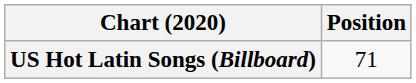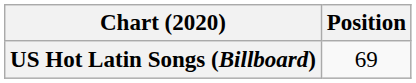(366, 59) 71 -> (366, 59) 69
